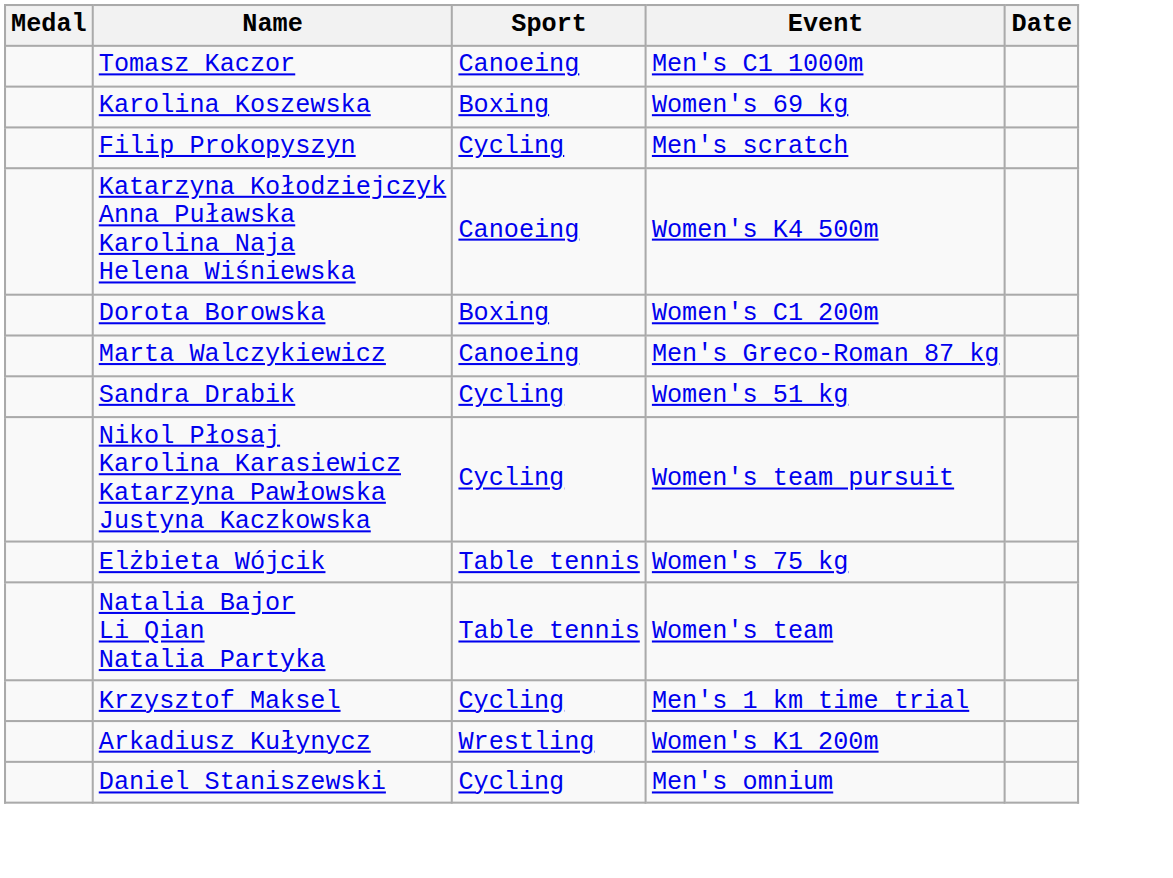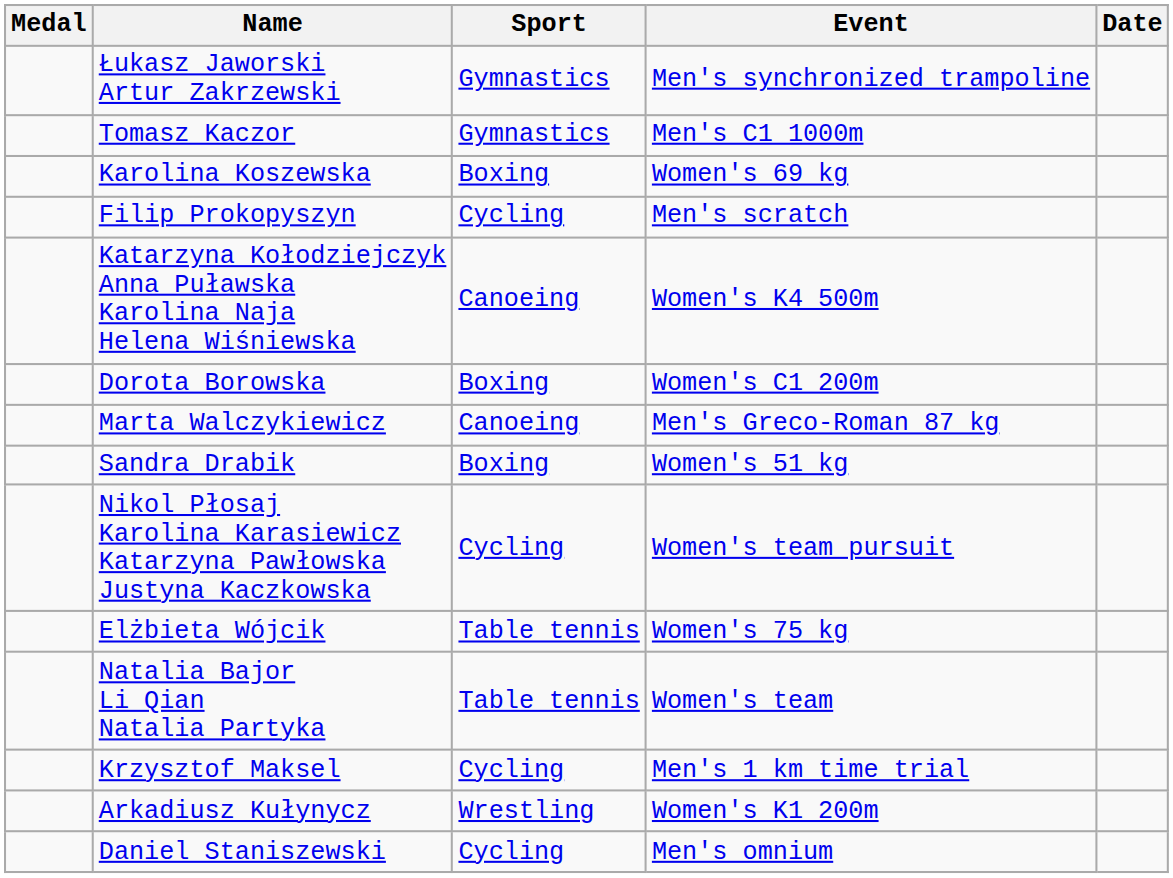+ row: (220, 81)
(519, 66) Canoeing -> (534, 136) Gymnastics
(511, 396) Cycling -> (504, 465) Boxing
